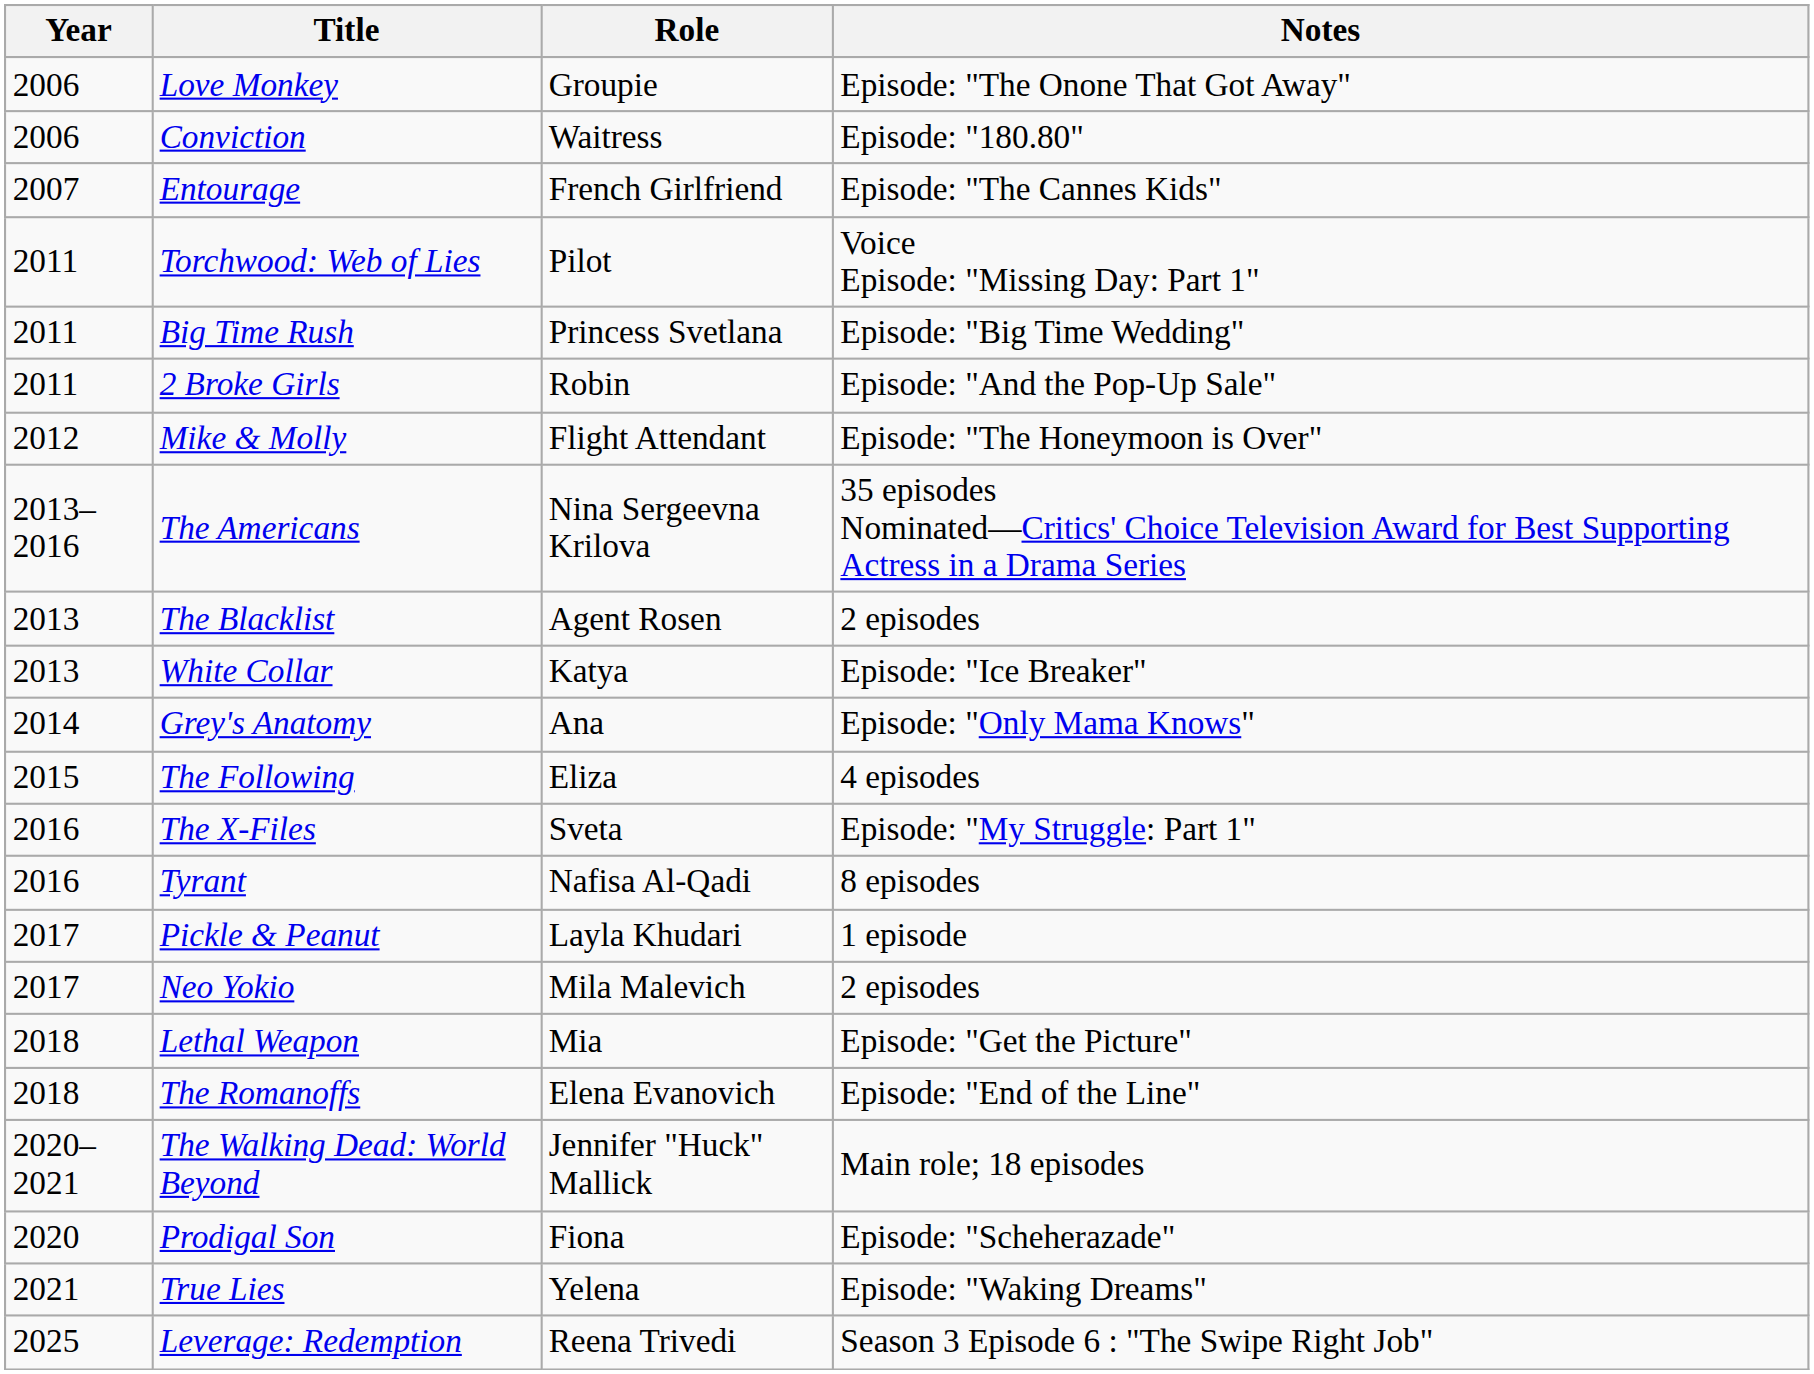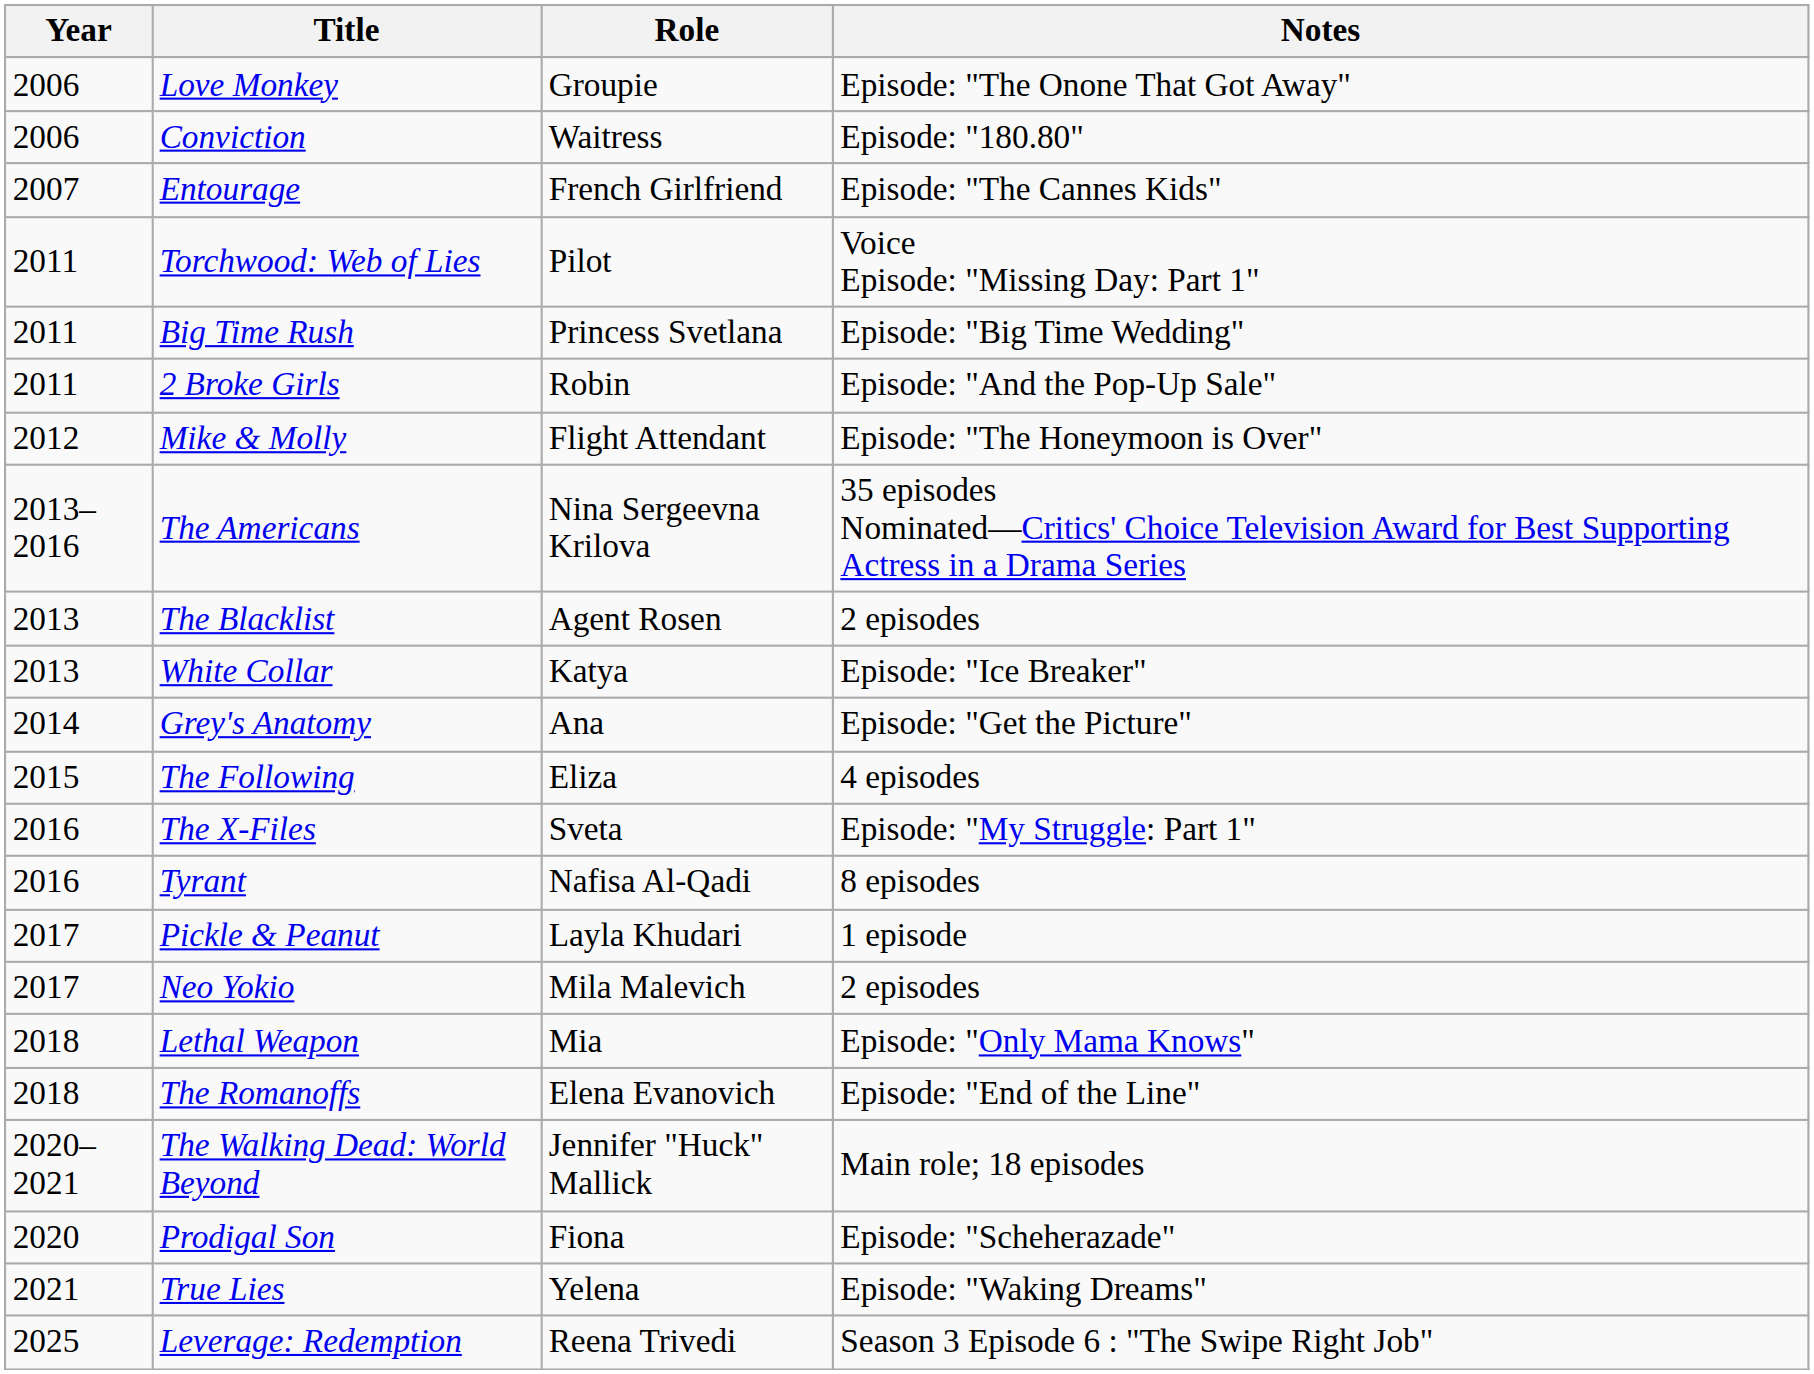(1048, 723) Episode: "Only Mama Knows" -> (1016, 723) Episode: "Get the Picture"
(1016, 1040) Episode: "Get the Picture" -> (1048, 1040) Episode: "Only Mama Knows"
